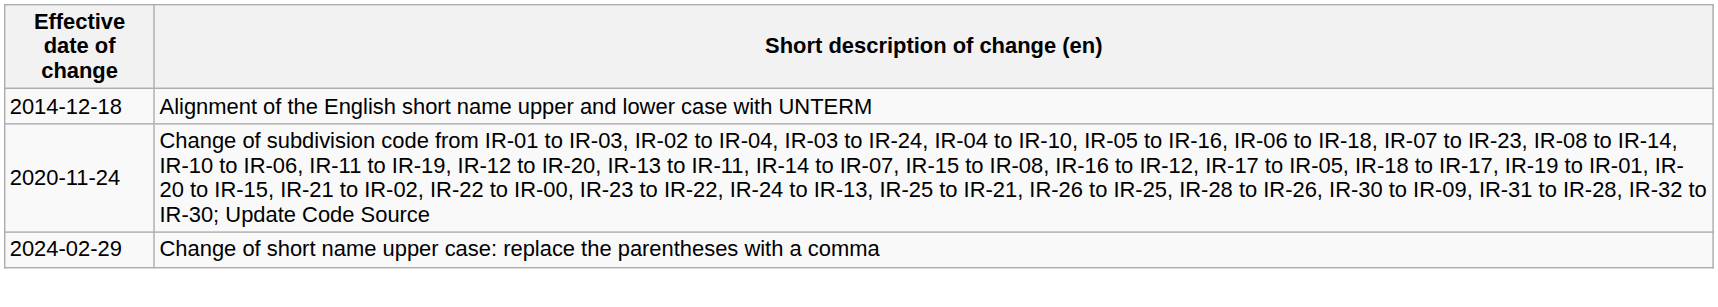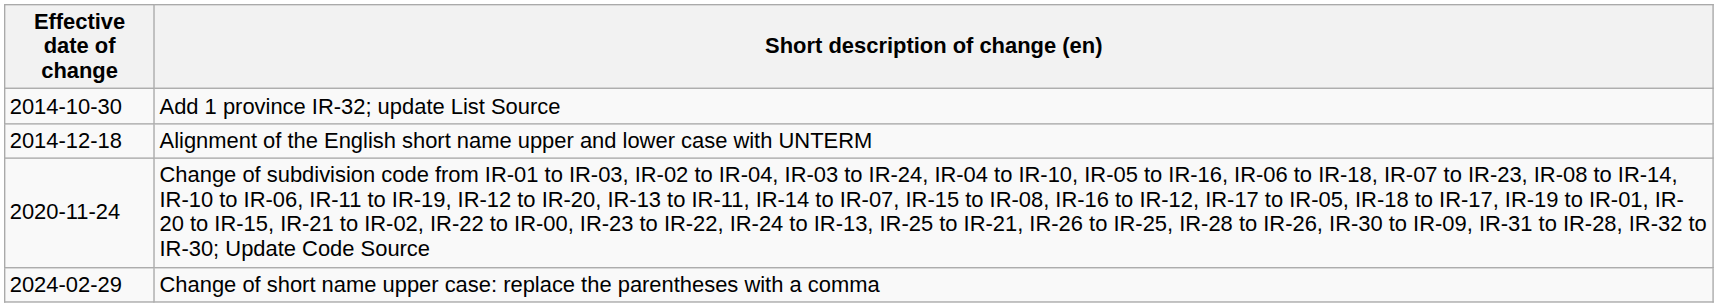+ row: (360, 105)
